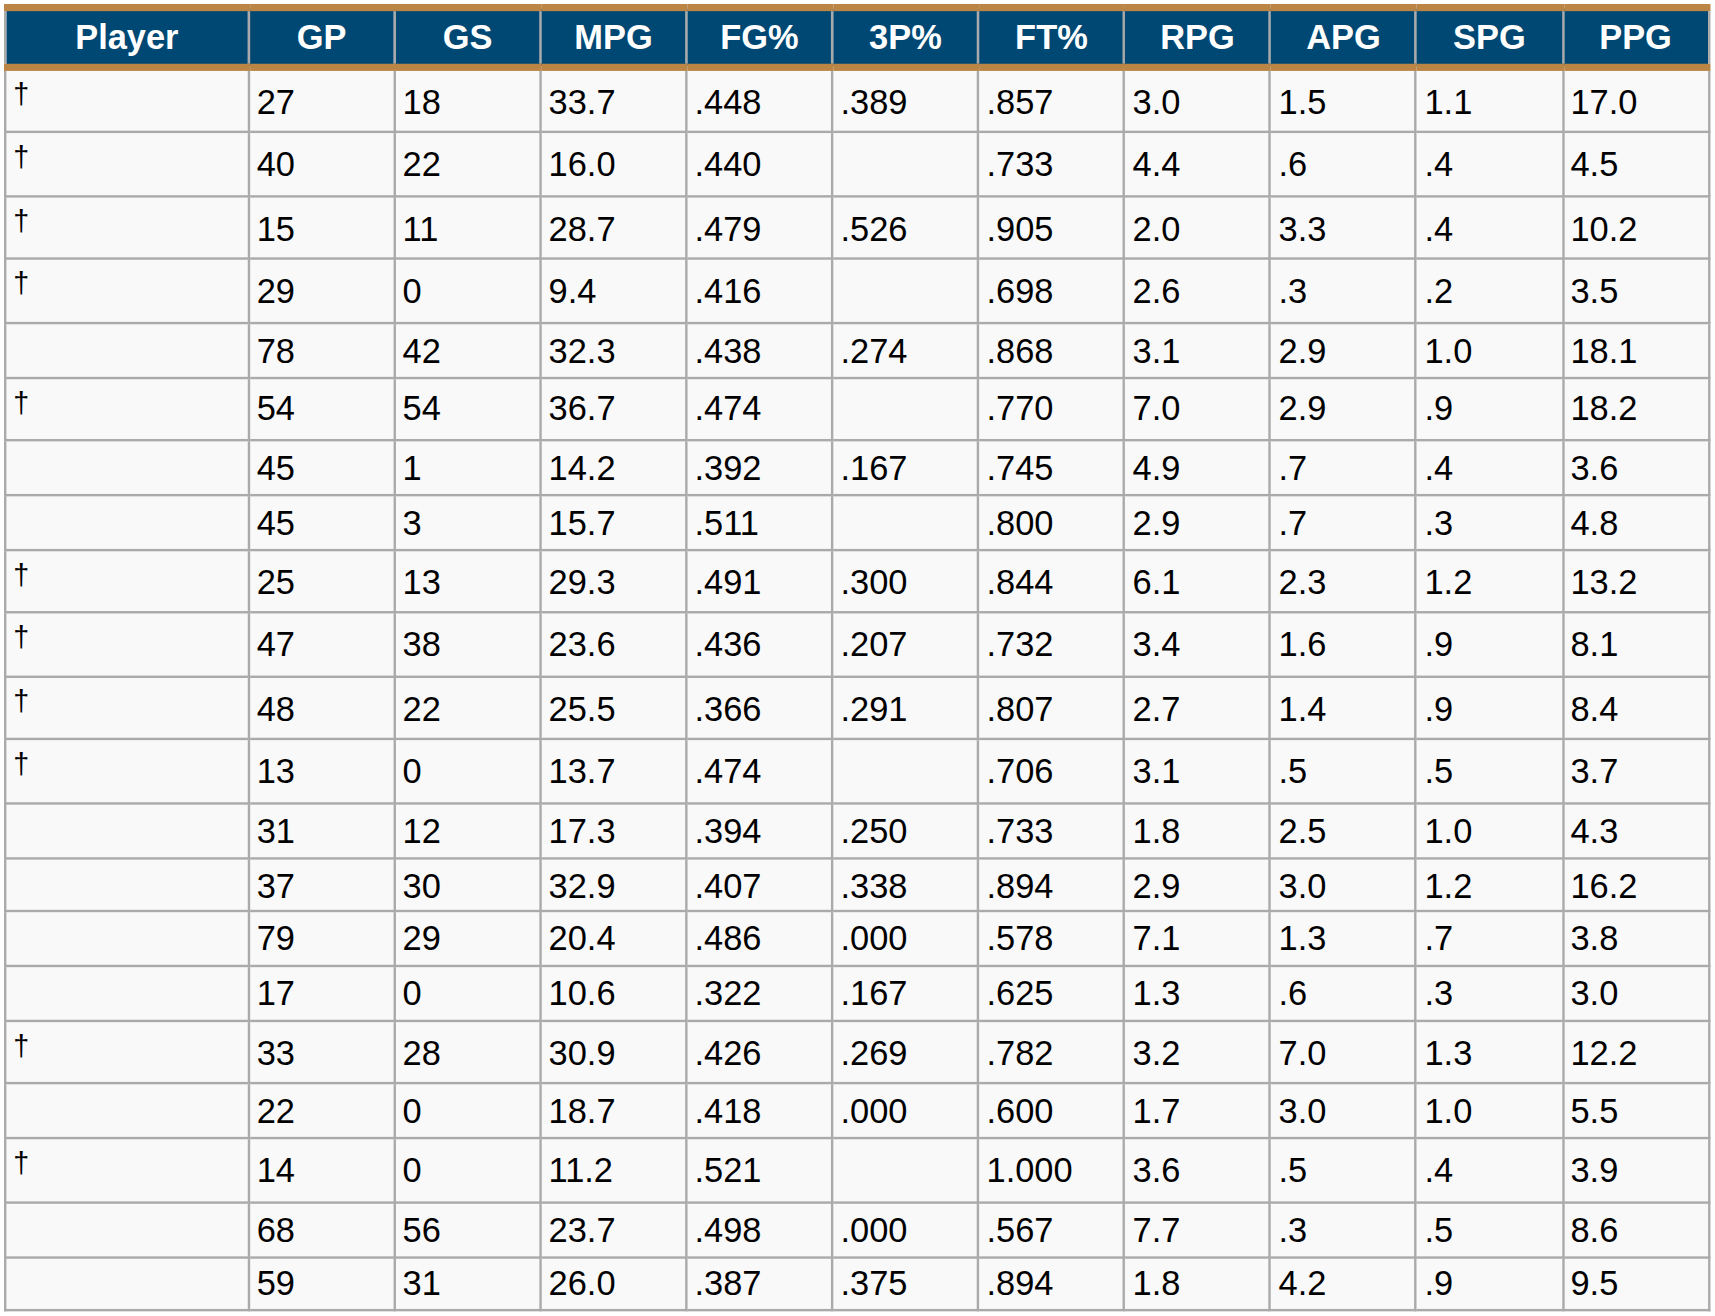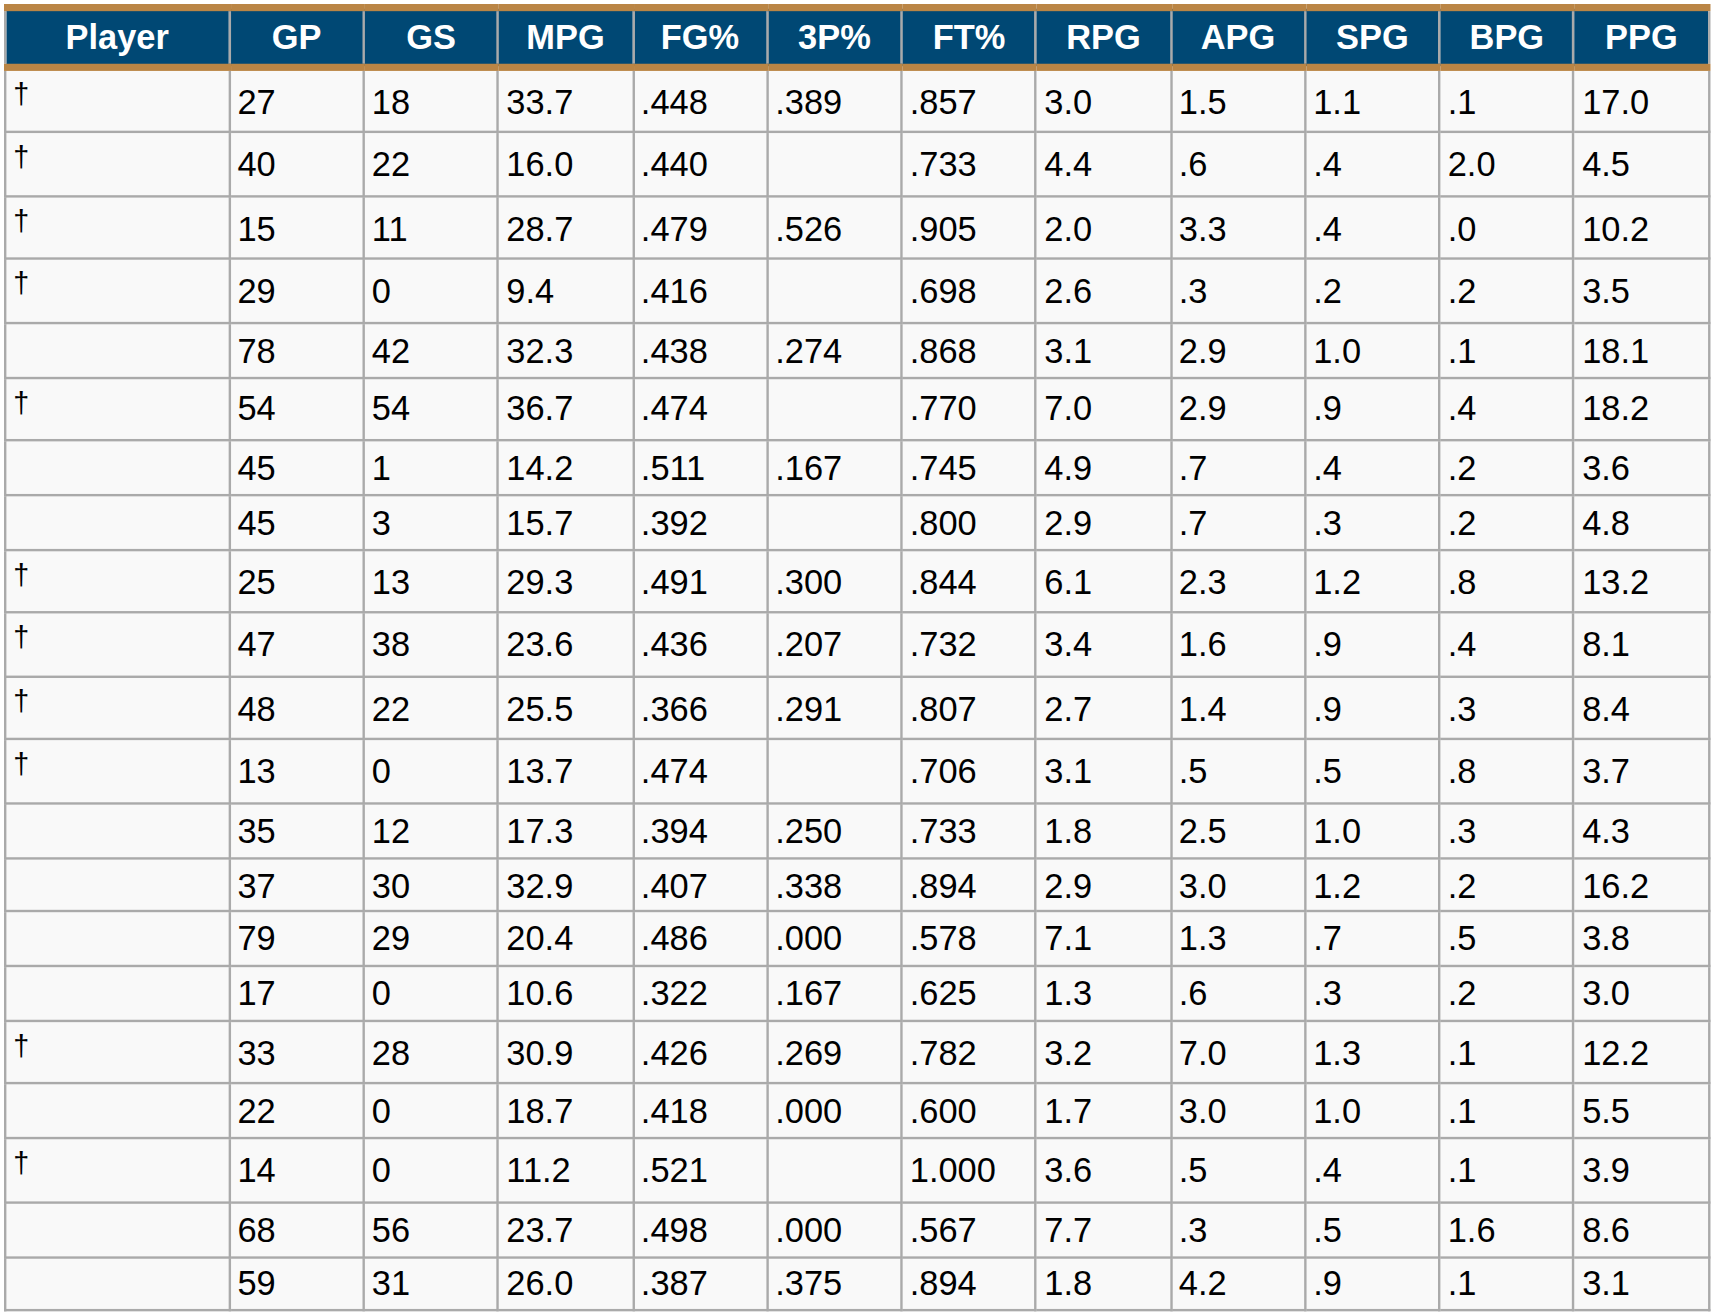+ column: (1507, 38)
(728, 468) .392 -> (673, 468) .511
(727, 523) .511 -> (674, 523) .392
(276, 831) 31 -> (257, 831) 35
(1594, 1284) 9.5 -> (1606, 1284) 3.1
